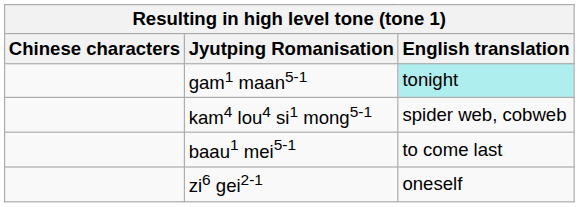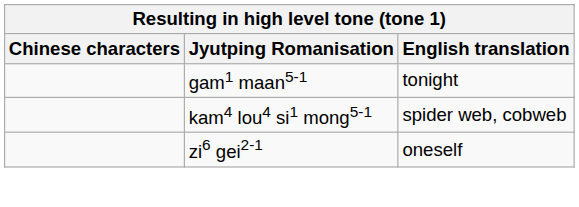(430, 80) paleturquoise background -> (430, 80) no background
- row: (242, 149)
